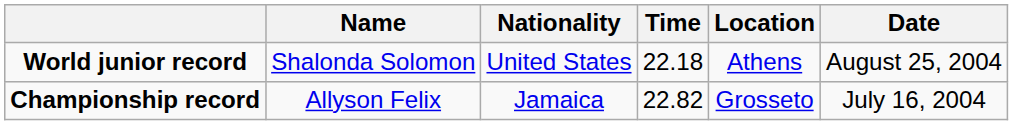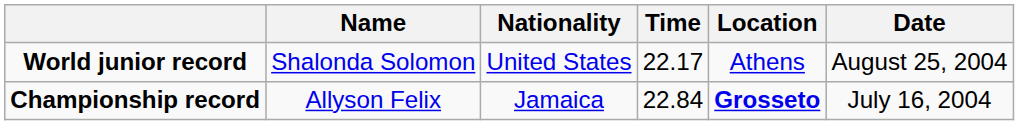(673, 61) 22.18 -> (673, 61) 22.17
(673, 100) 22.82 -> (673, 100) 22.84
(765, 100) normal -> (767, 100) bold
